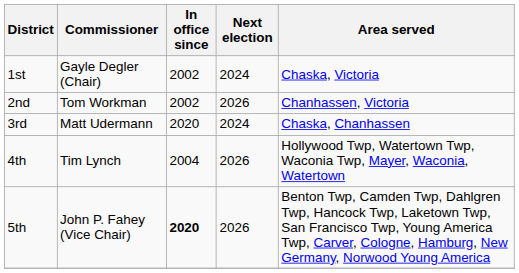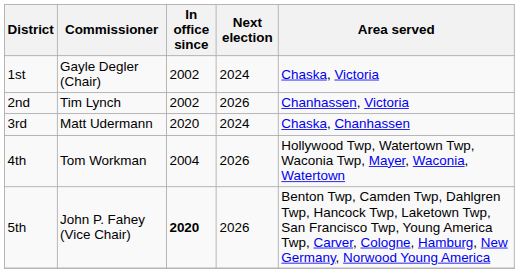(103, 103) Tom Workman -> (91, 103) Tim Lynch
(91, 160) Tim Lynch -> (103, 160) Tom Workman
